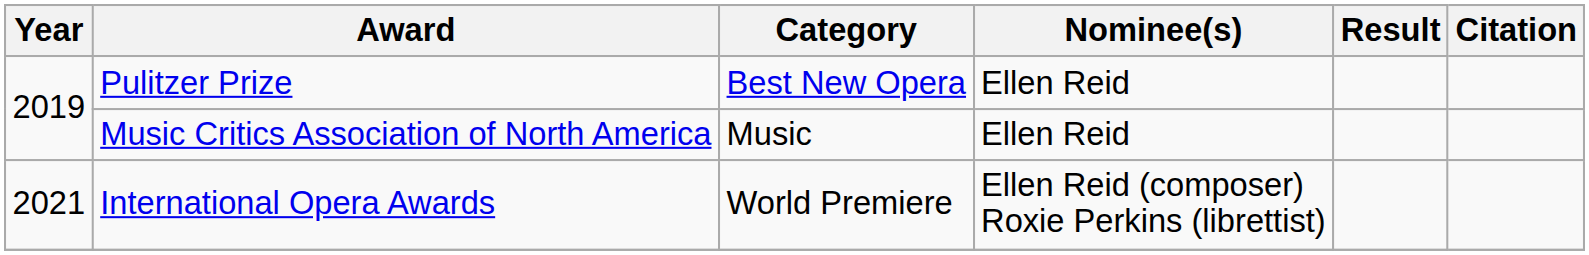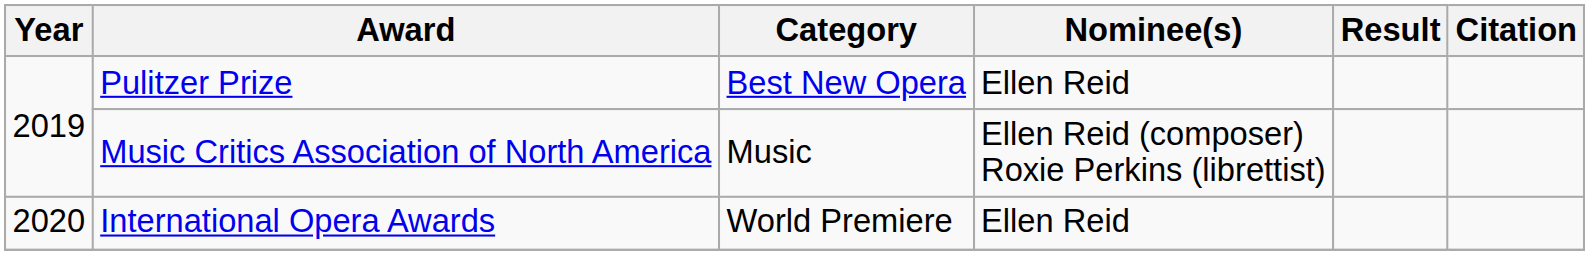(1055, 133) Ellen Reid -> (1153, 152) Ellen Reid (composer) Roxie Perkins (librettist)
(49, 204) 2021 -> (49, 222) 2020
(1153, 204) Ellen Reid (composer) Roxie Perkins (librettist) -> (1055, 222) Ellen Reid
